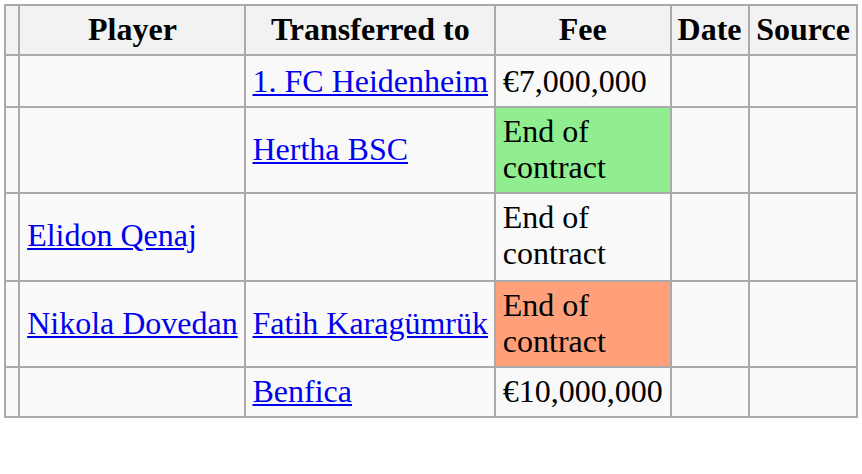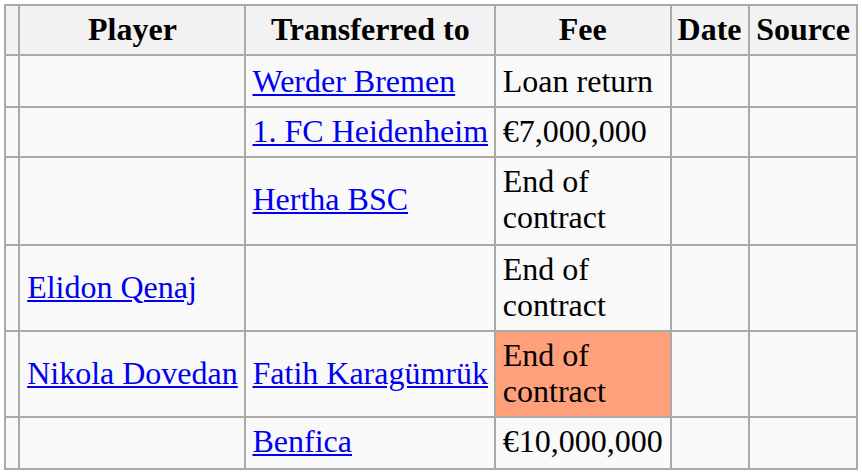+ row: (354, 80)
(554, 149) lightgreen background -> (554, 200) no background
